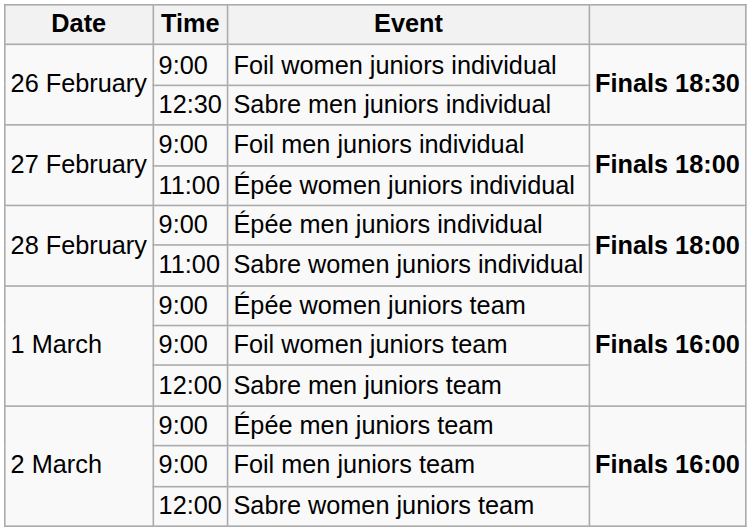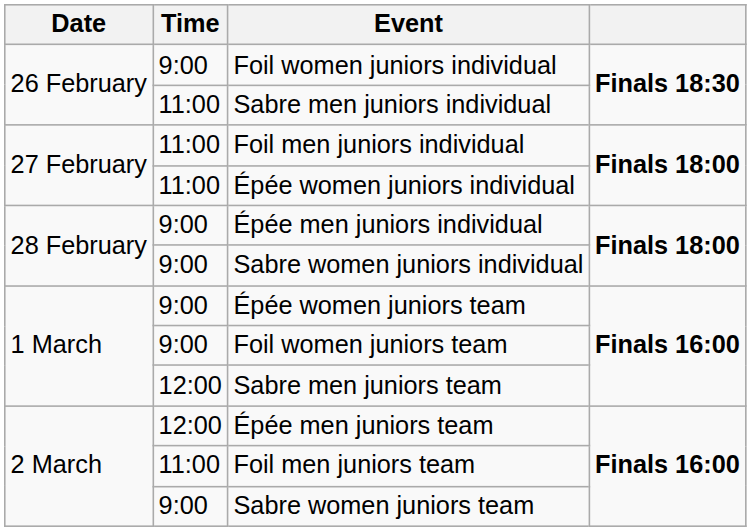(190, 104) 12:30 -> (189, 104) 11:00
(183, 144) 9:00 -> (189, 144) 11:00
(189, 265) 11:00 -> (183, 265) 9:00
(183, 425) 9:00 -> (190, 425) 12:00
(183, 465) 9:00 -> (189, 465) 11:00
(190, 505) 12:00 -> (183, 505) 9:00
